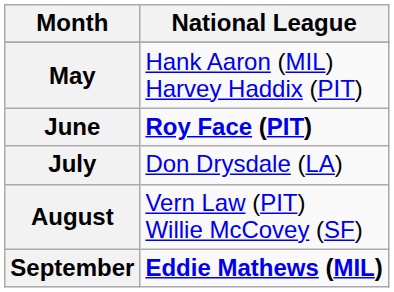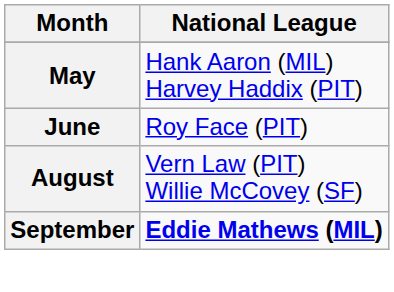(229, 126) bold -> (227, 126) normal
- row: (72, 164)
